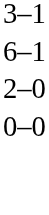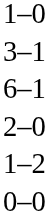+ row: (24, 13)
+ row: (24, 164)
